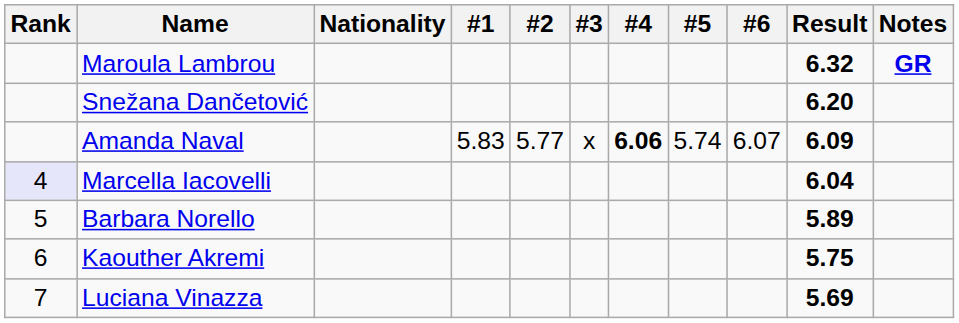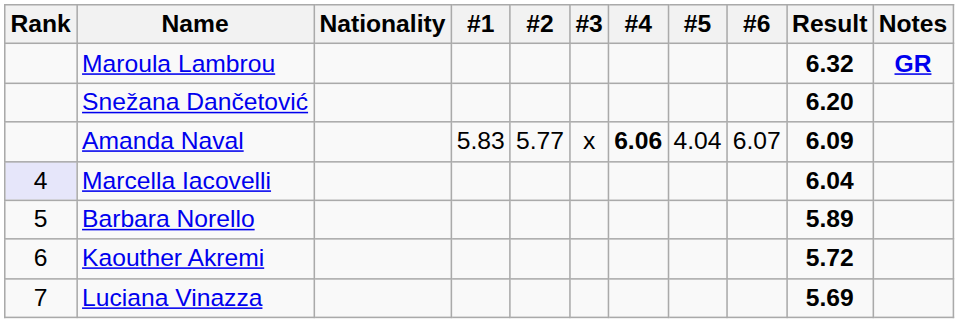(697, 141) 5.74 -> (697, 141) 4.04
(830, 258) 5.75 -> (830, 258) 5.72
